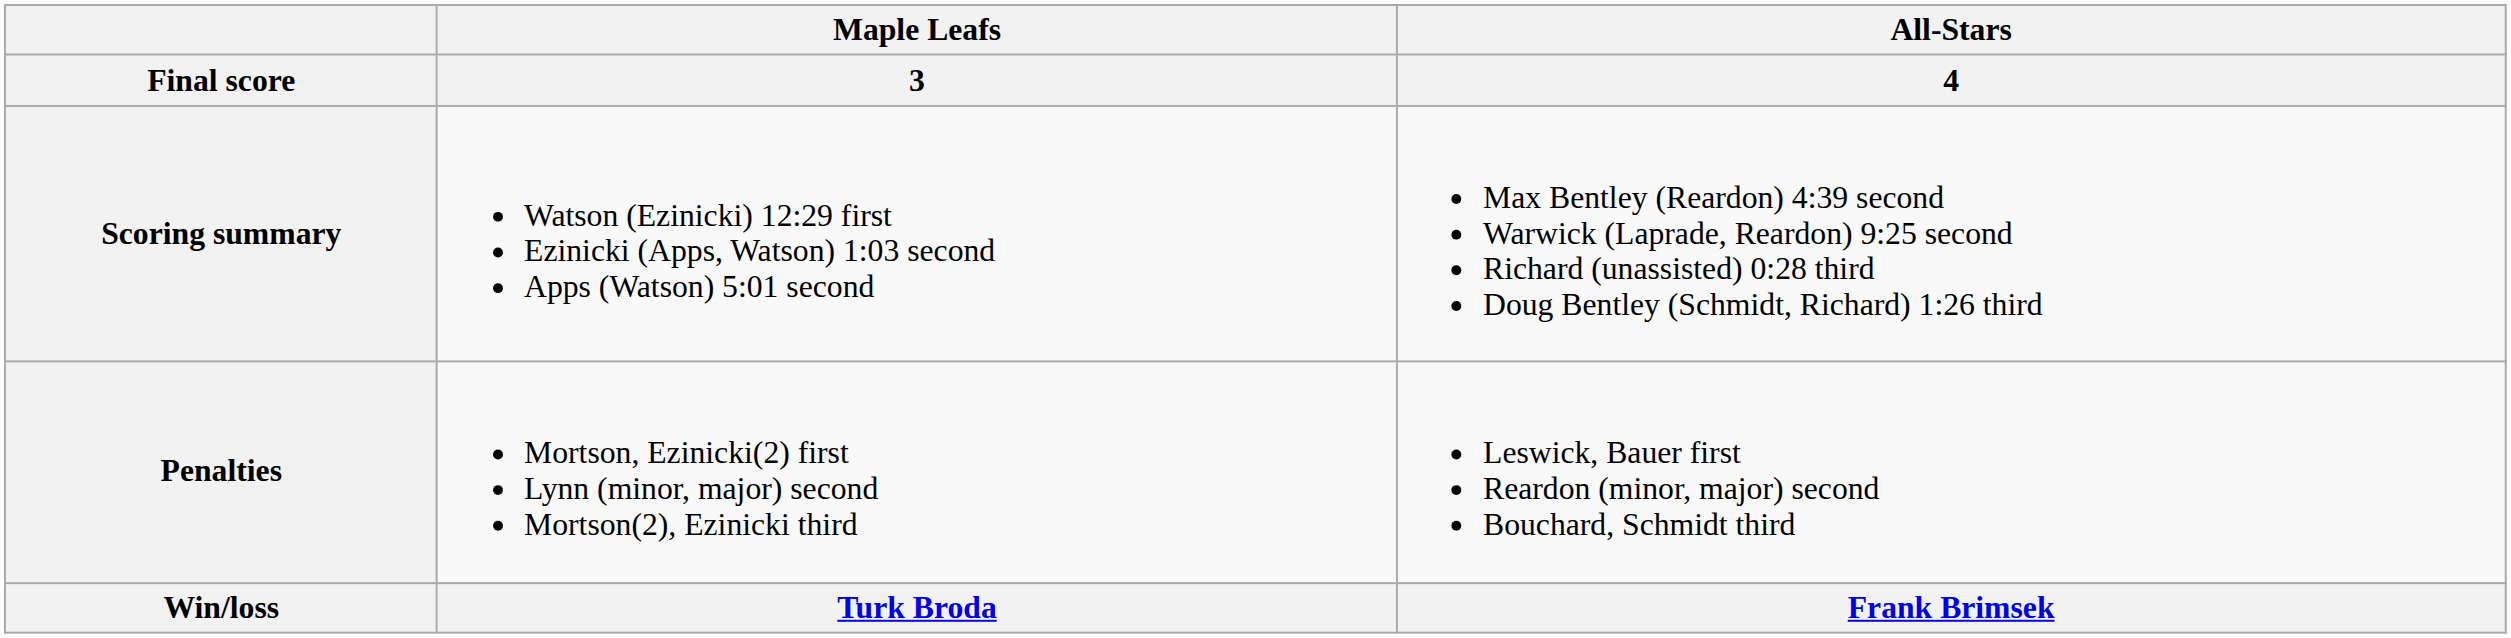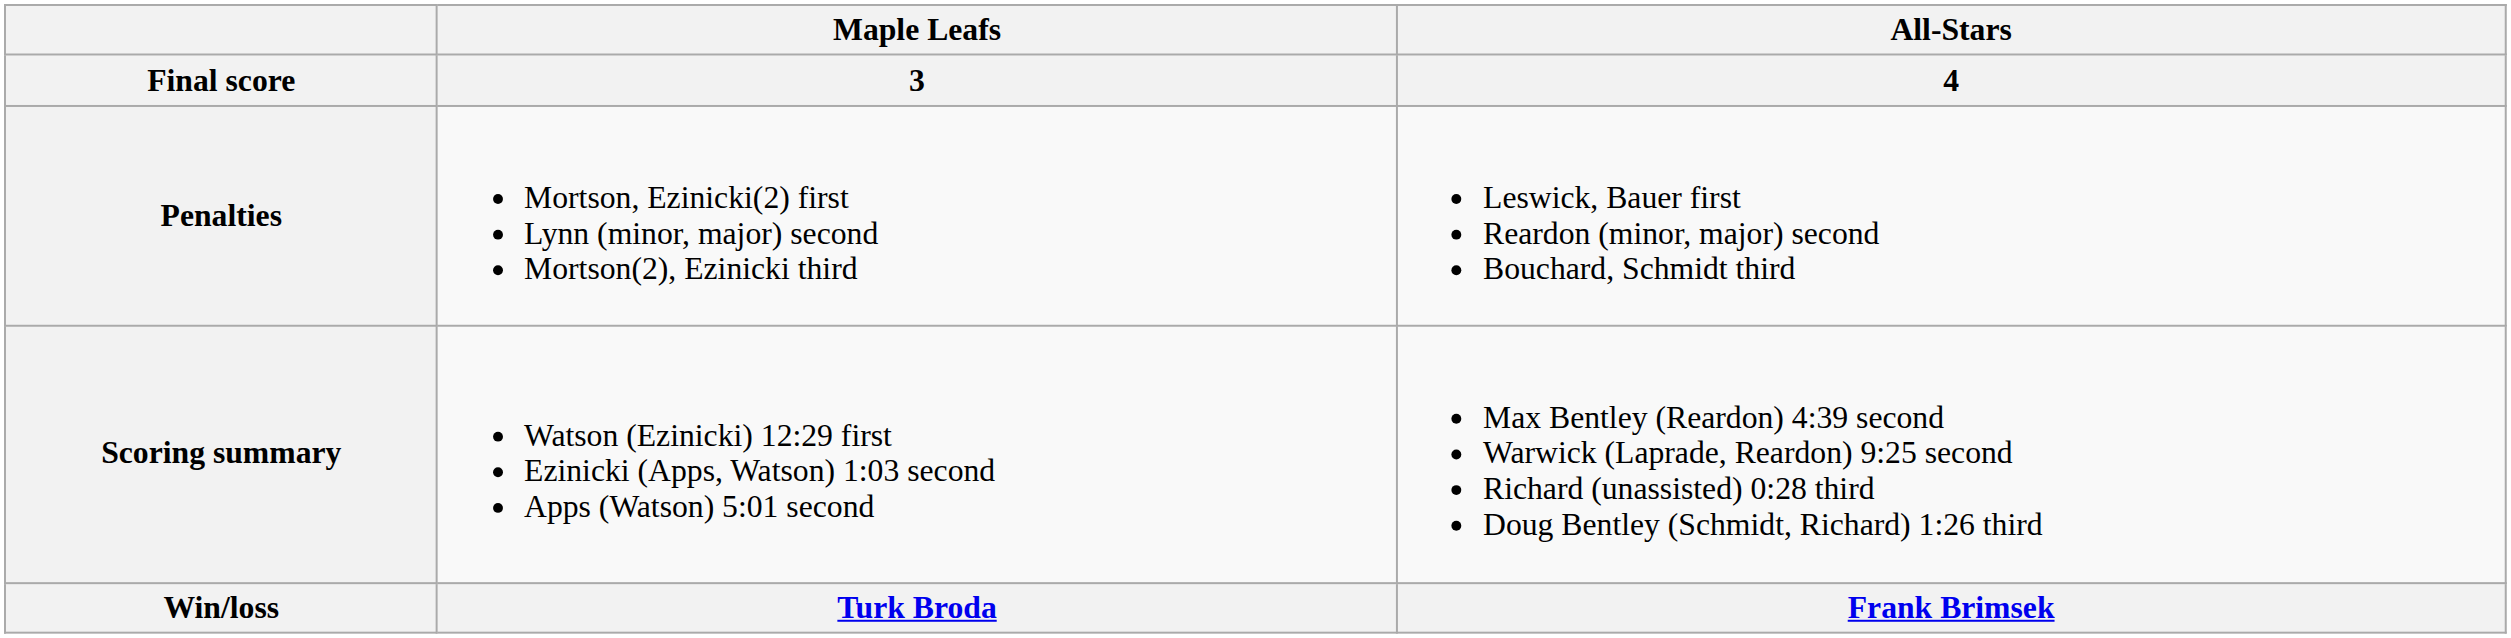rows swapped: (221, 233) <-> (221, 471)
